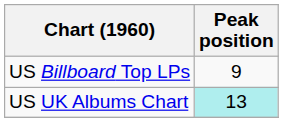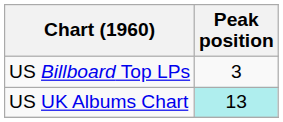(236, 71) 9 -> (236, 71) 3
